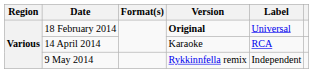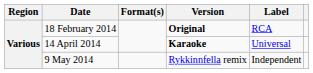(271, 28) Universal -> (262, 28) RCA
(186, 44) normal -> (187, 44) bold
(262, 44) RCA -> (271, 44) Universal
